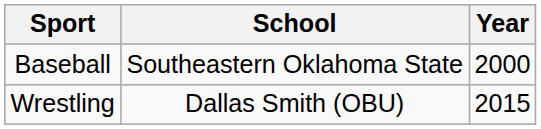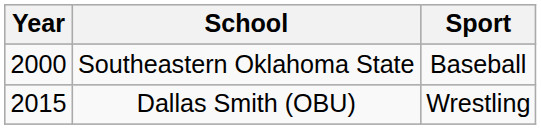columns swapped: (502, 24) <-> (63, 24)
